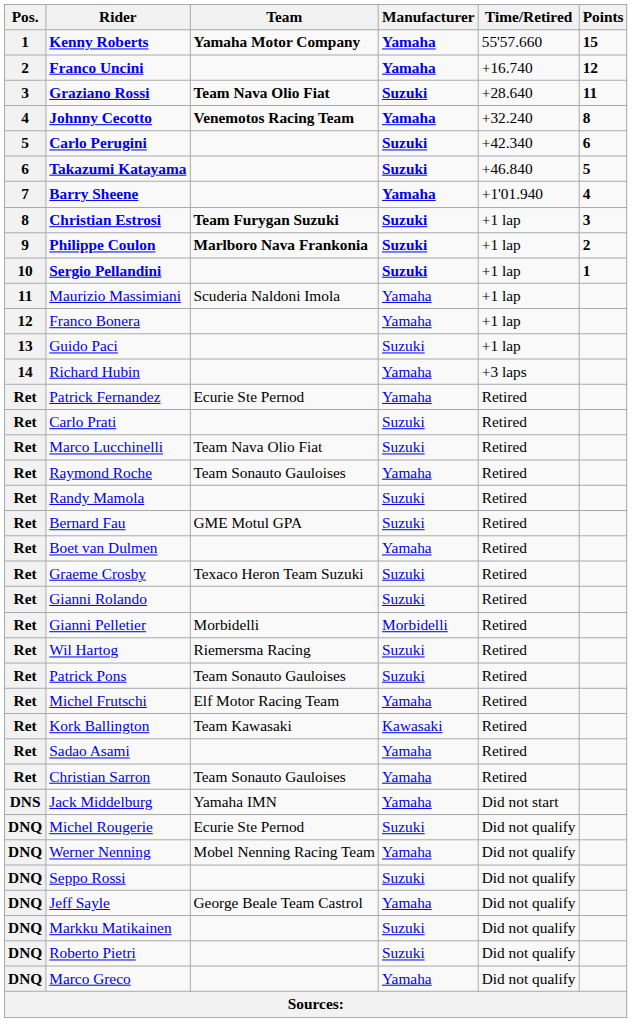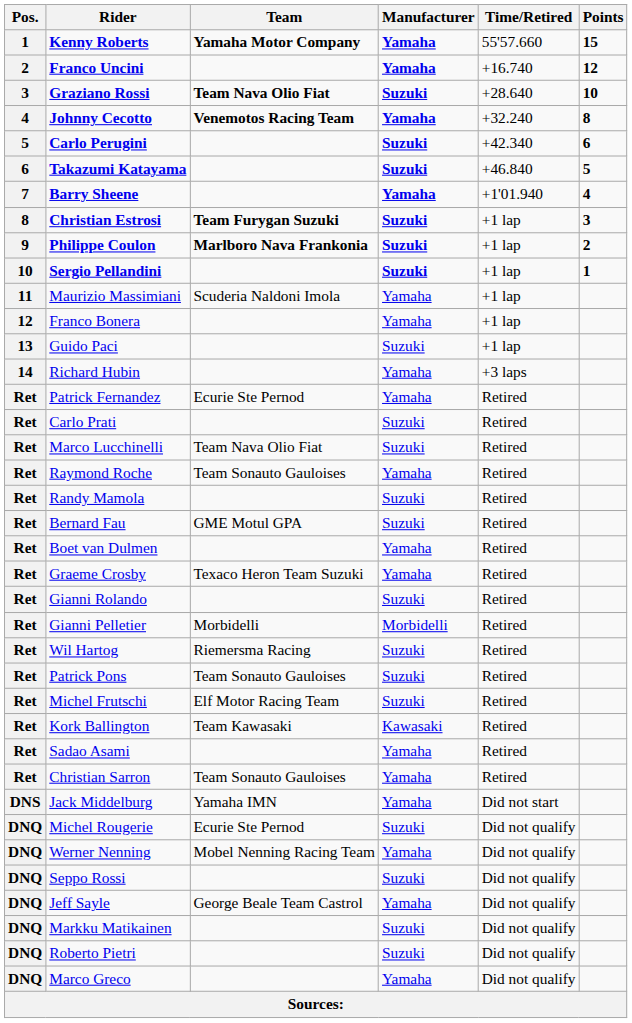(590, 93) 11 -> (590, 93) 10
(403, 574) Suzuki -> (407, 574) Yamaha
(407, 700) Yamaha -> (403, 700) Suzuki
